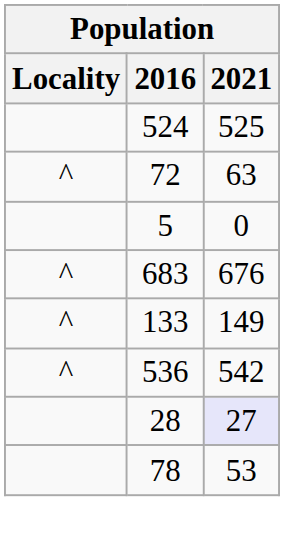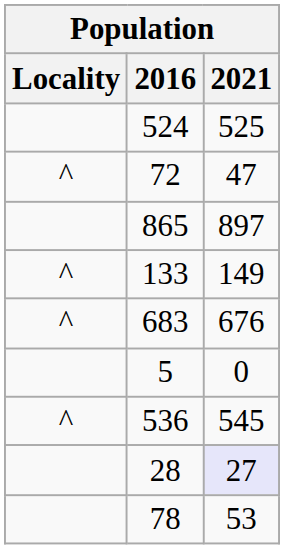(241, 175) 63 -> (241, 175) 47
+ row: (165, 224)
rows swapped: (165, 322) <-> (165, 224)
(241, 371) 542 -> (241, 420) 545
